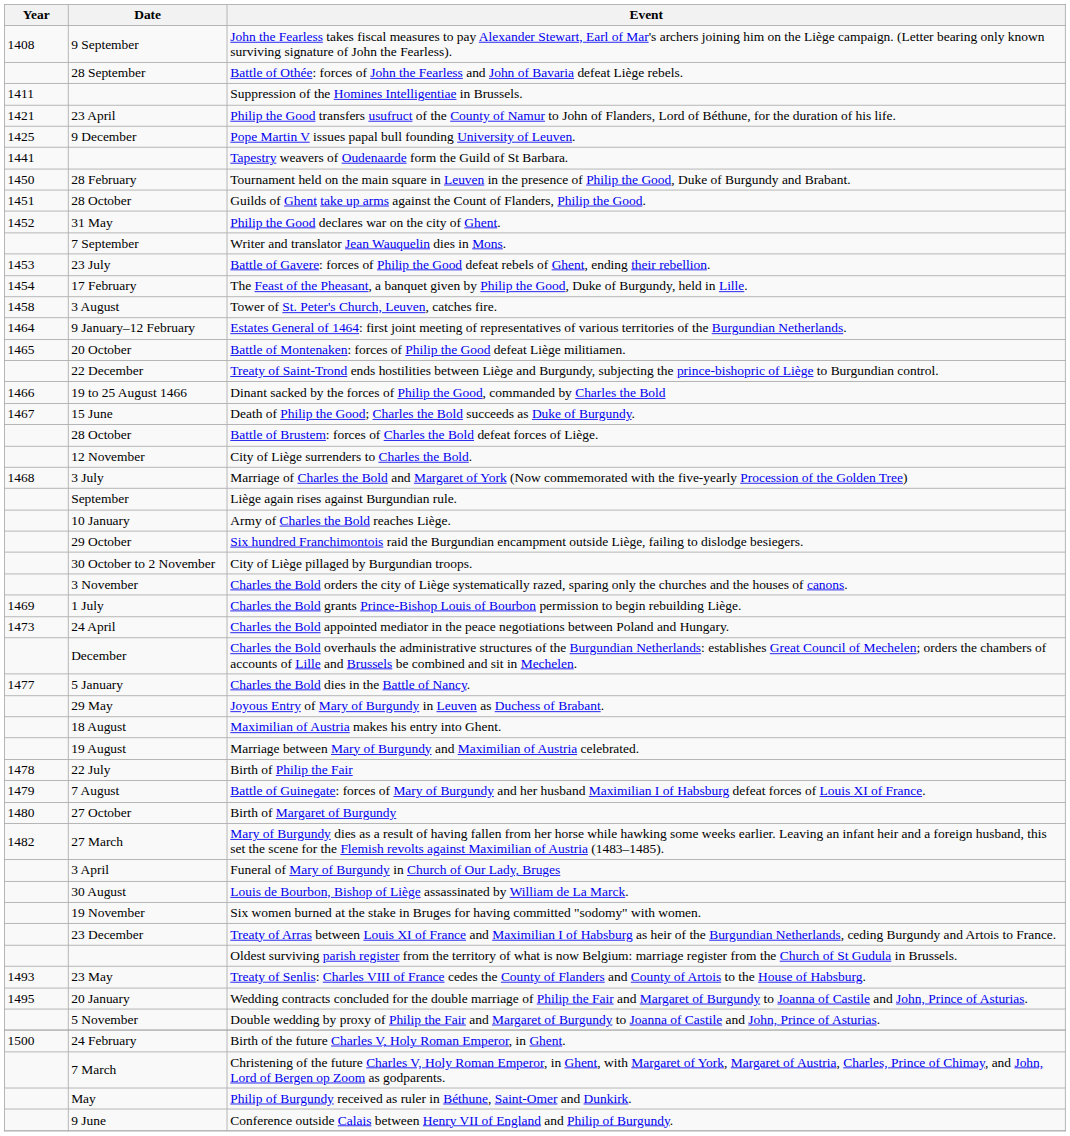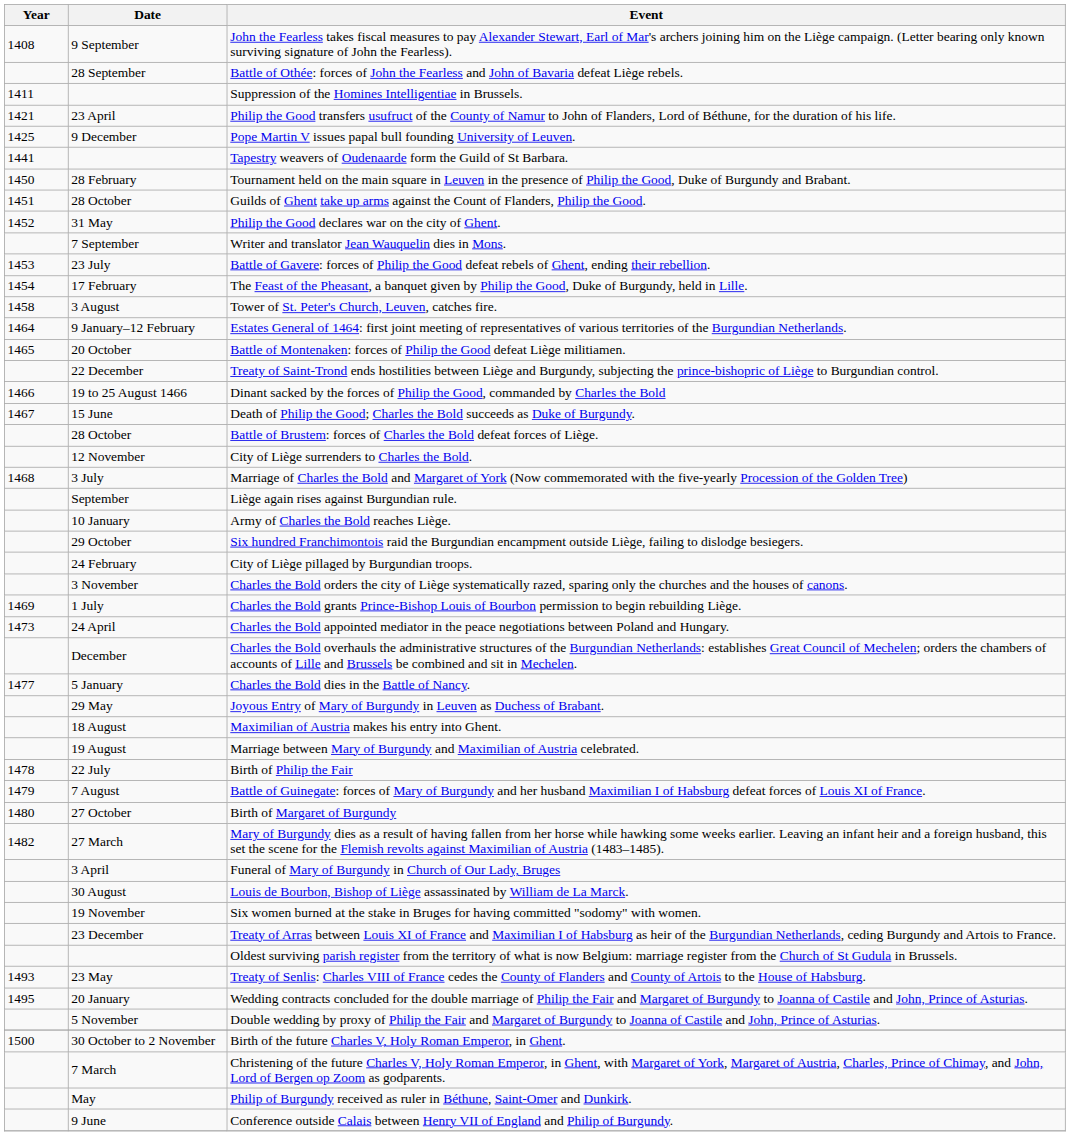(143, 563) 30 October to 2 November -> (104, 563) 24 February
(104, 1041) 24 February -> (143, 1041) 30 October to 2 November
